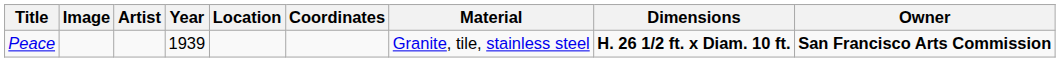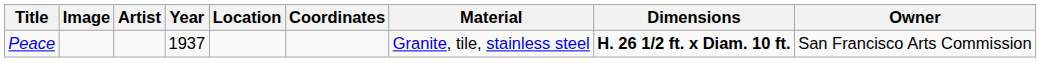(187, 43) 1939 -> (187, 43) 1937
(925, 43) bold -> (915, 43) normal
